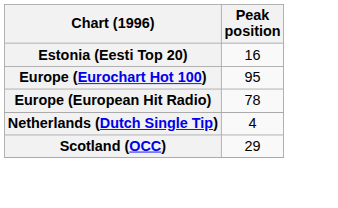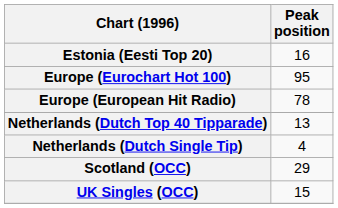+ row: (138, 123)
+ row: (138, 191)
